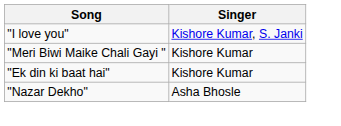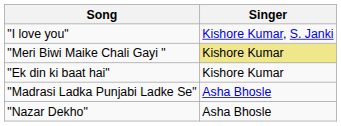(212, 53) no background -> (243, 53) khaki background
+ row: (102, 92)
